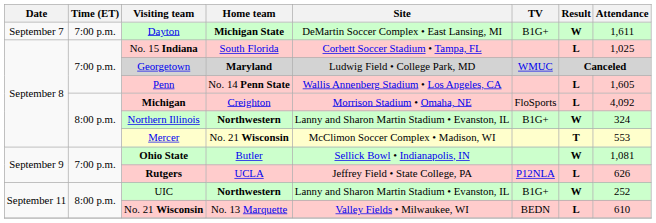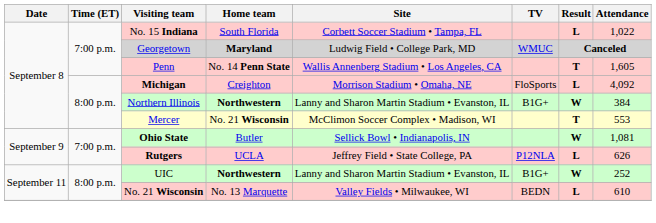- row: (164, 31)
(622, 49) 1,025 -> (622, 31) 1,022
(576, 84) L -> (576, 66) T
(622, 120) 324 -> (622, 102) 384
